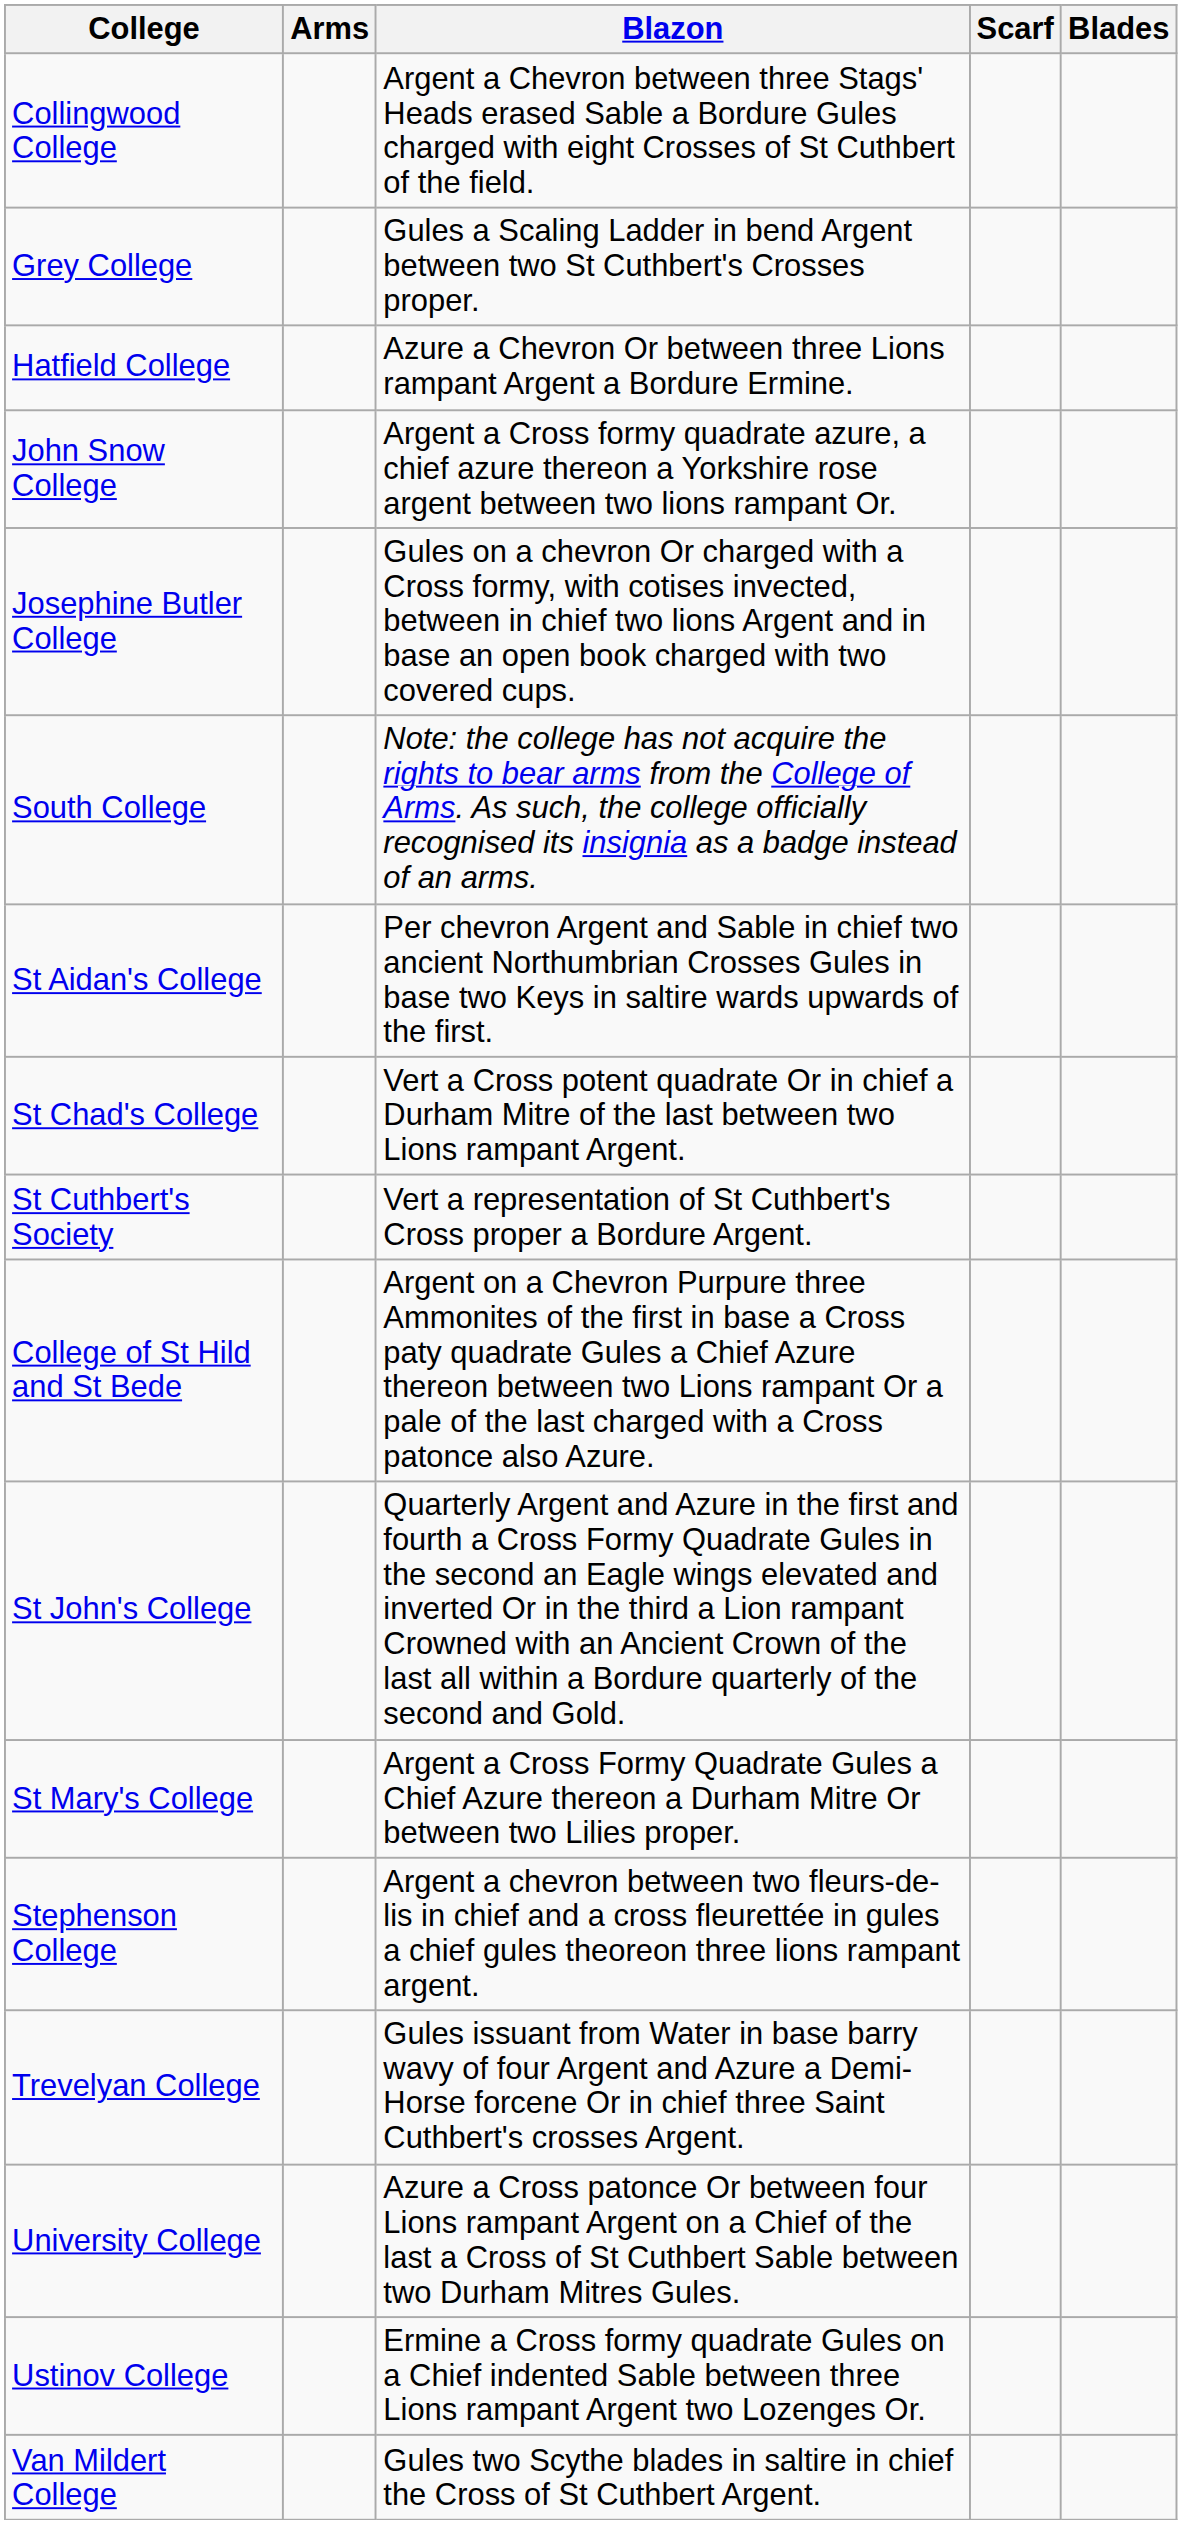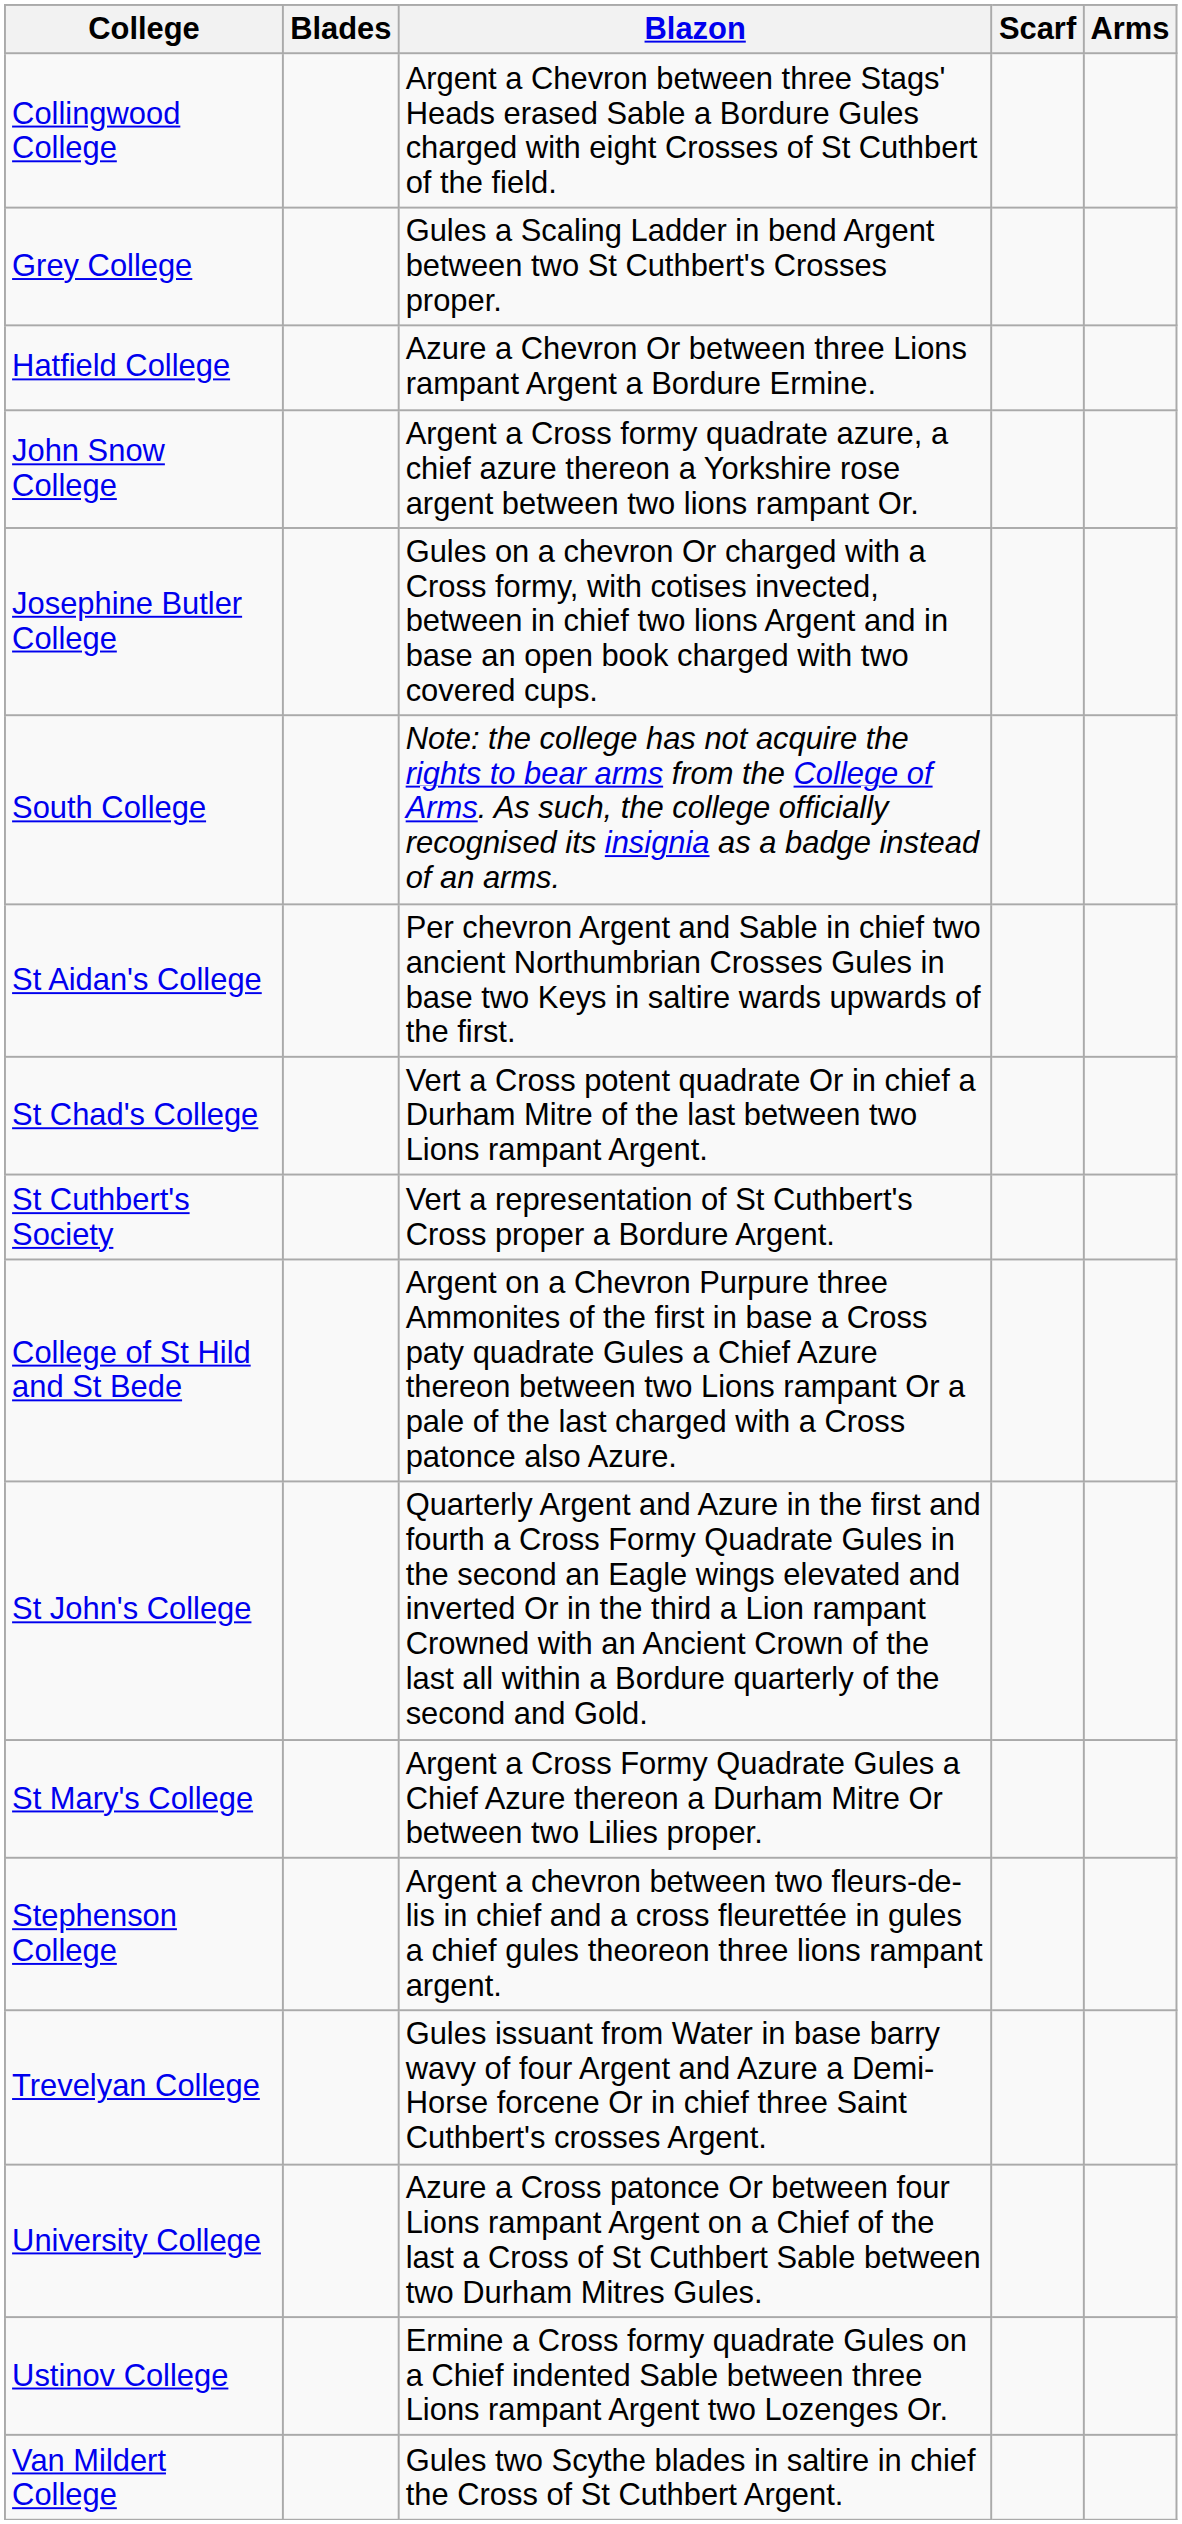columns swapped: (330, 28) <-> (1119, 28)
